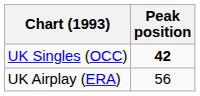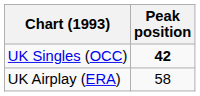(163, 79) 56 -> (163, 79) 58
